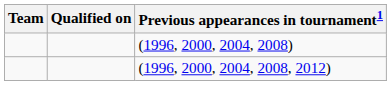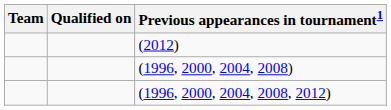+ row: (159, 44)
